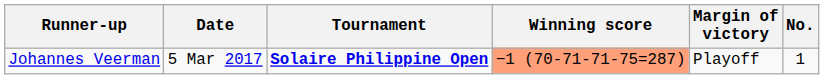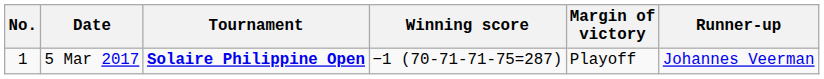columns swapped: (800, 27) <-> (84, 27)
(591, 61) lightsalmon background -> (467, 61) no background
